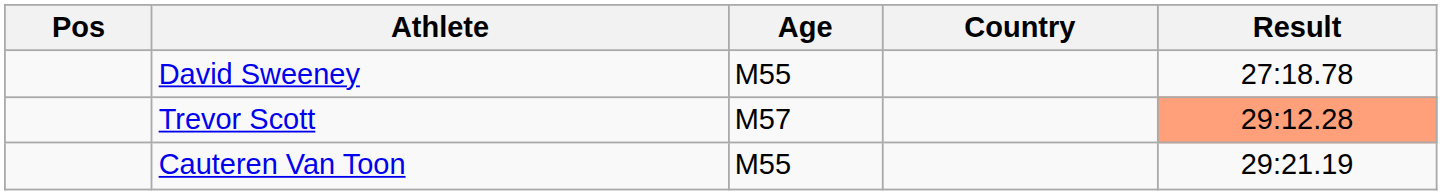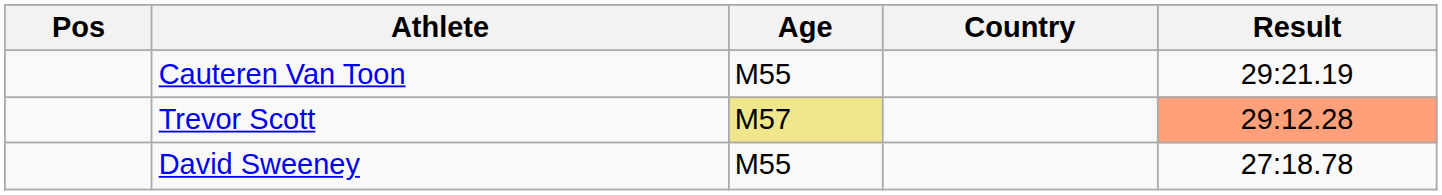rows swapped: (259, 73) <-> (282, 165)
(763, 119) no background -> (763, 119) khaki background
